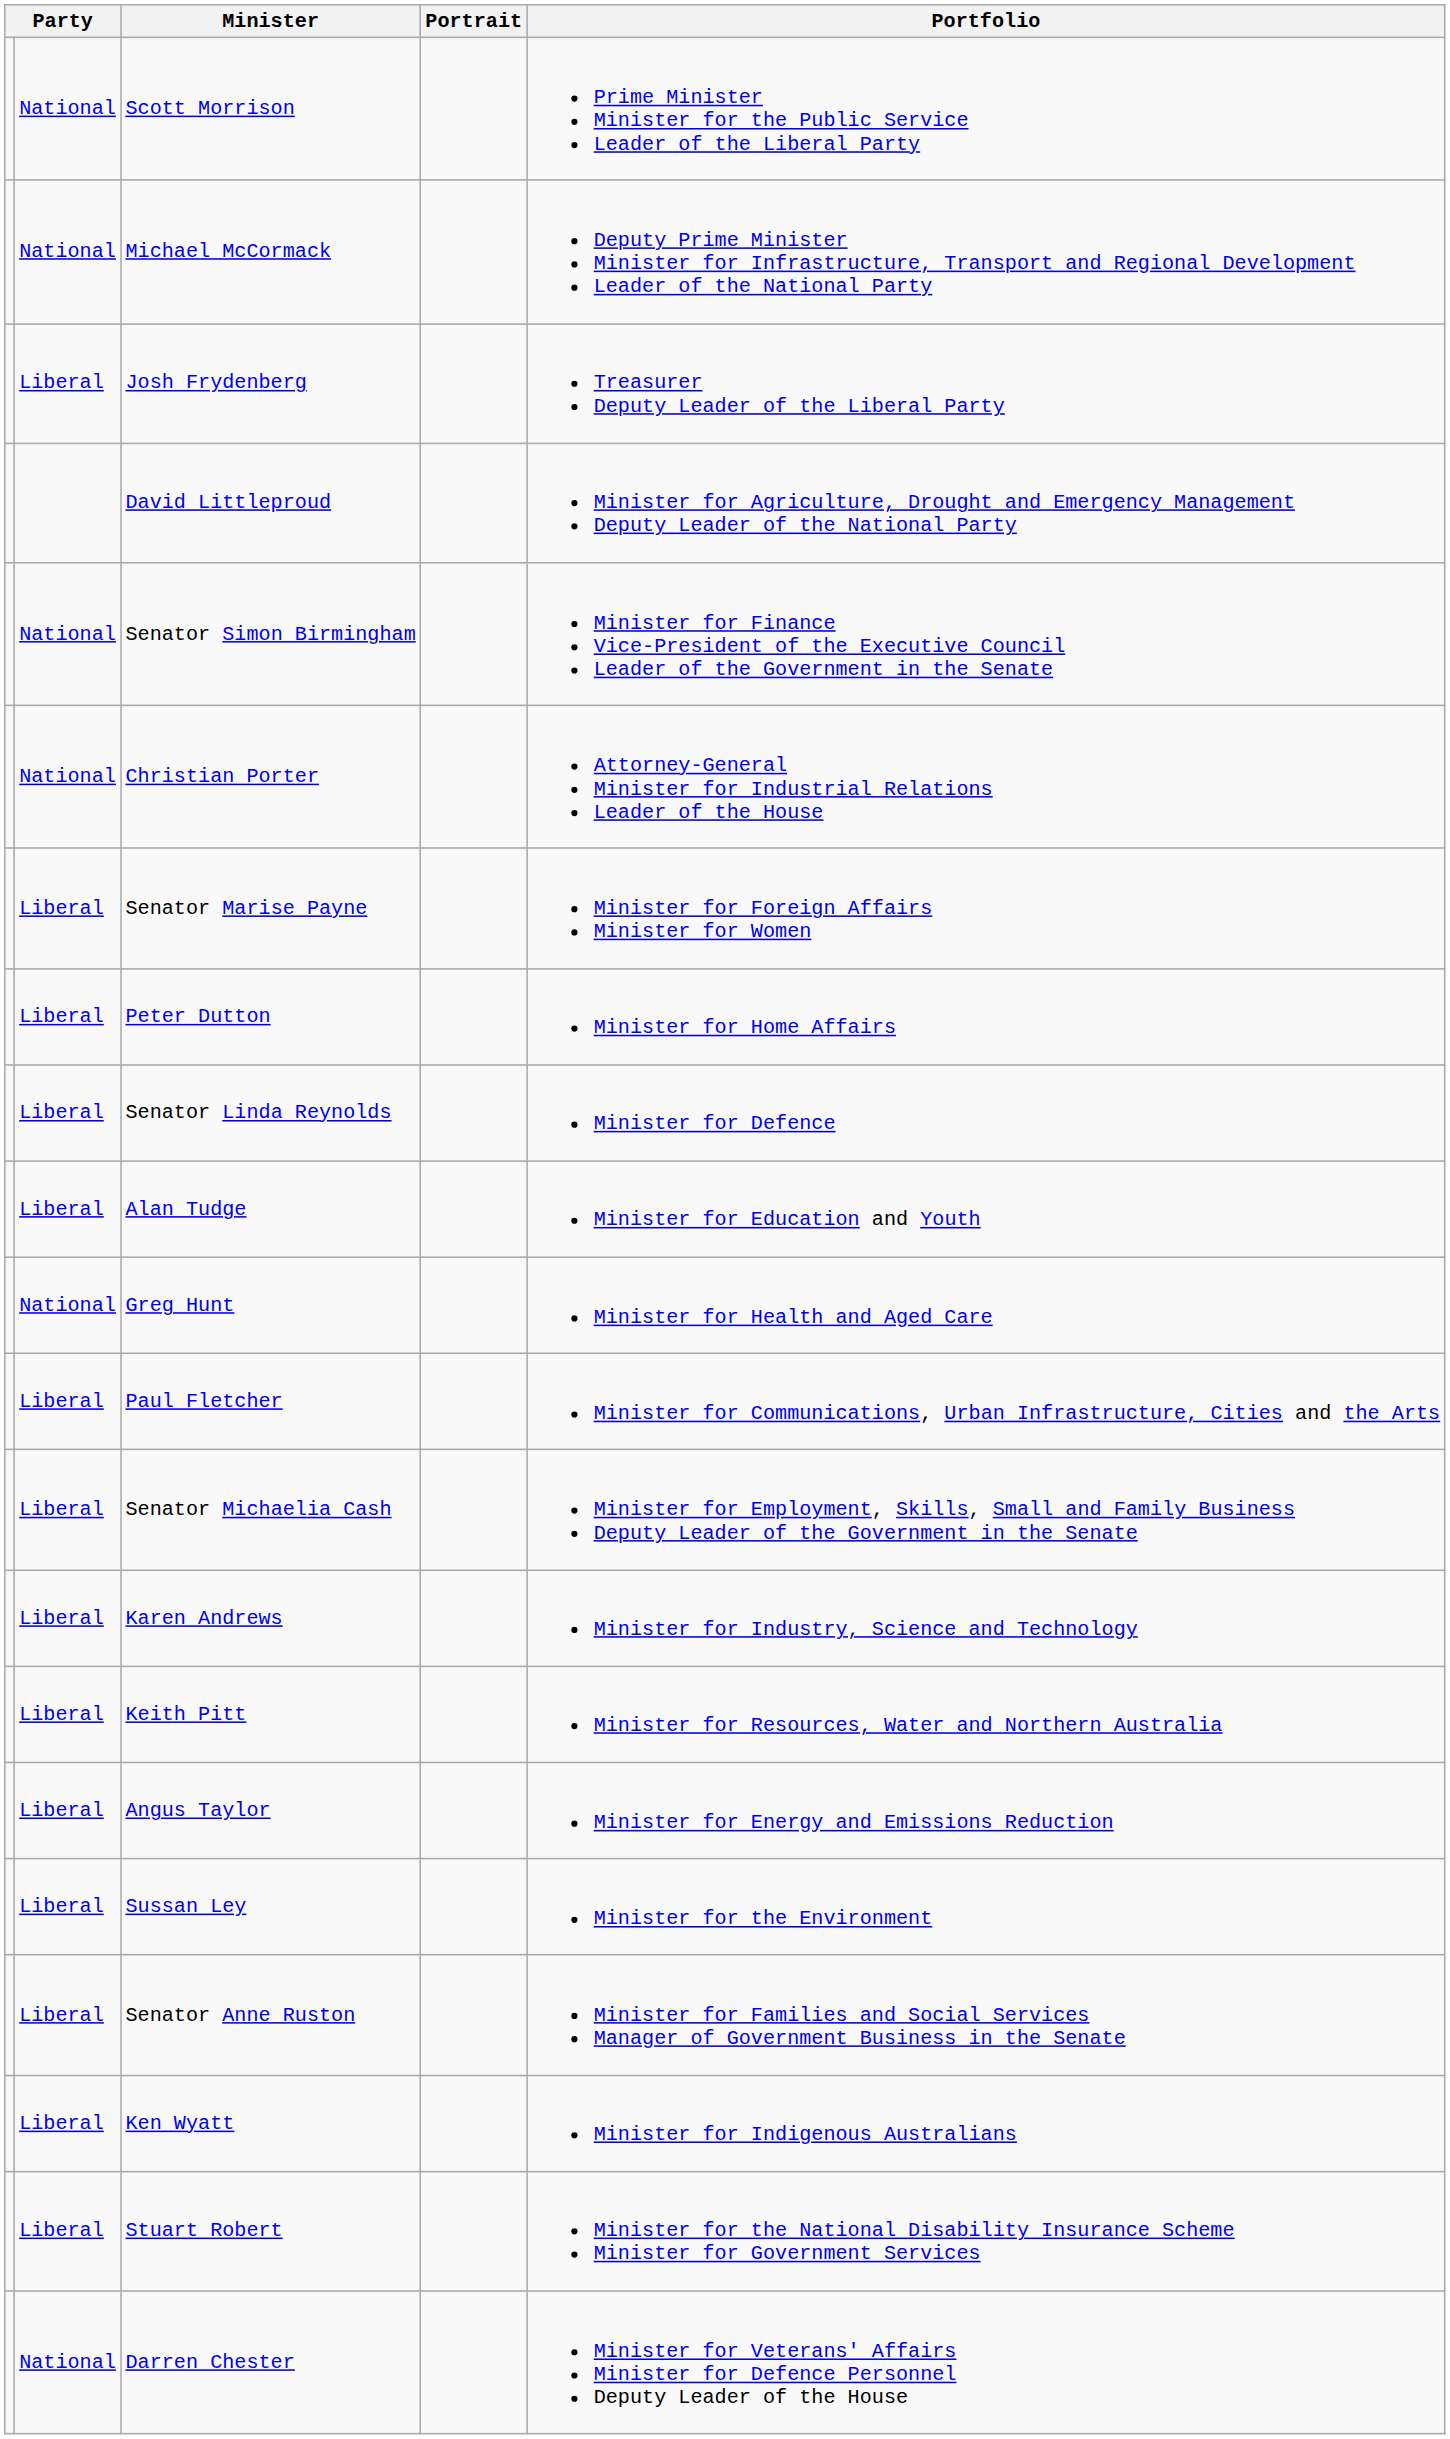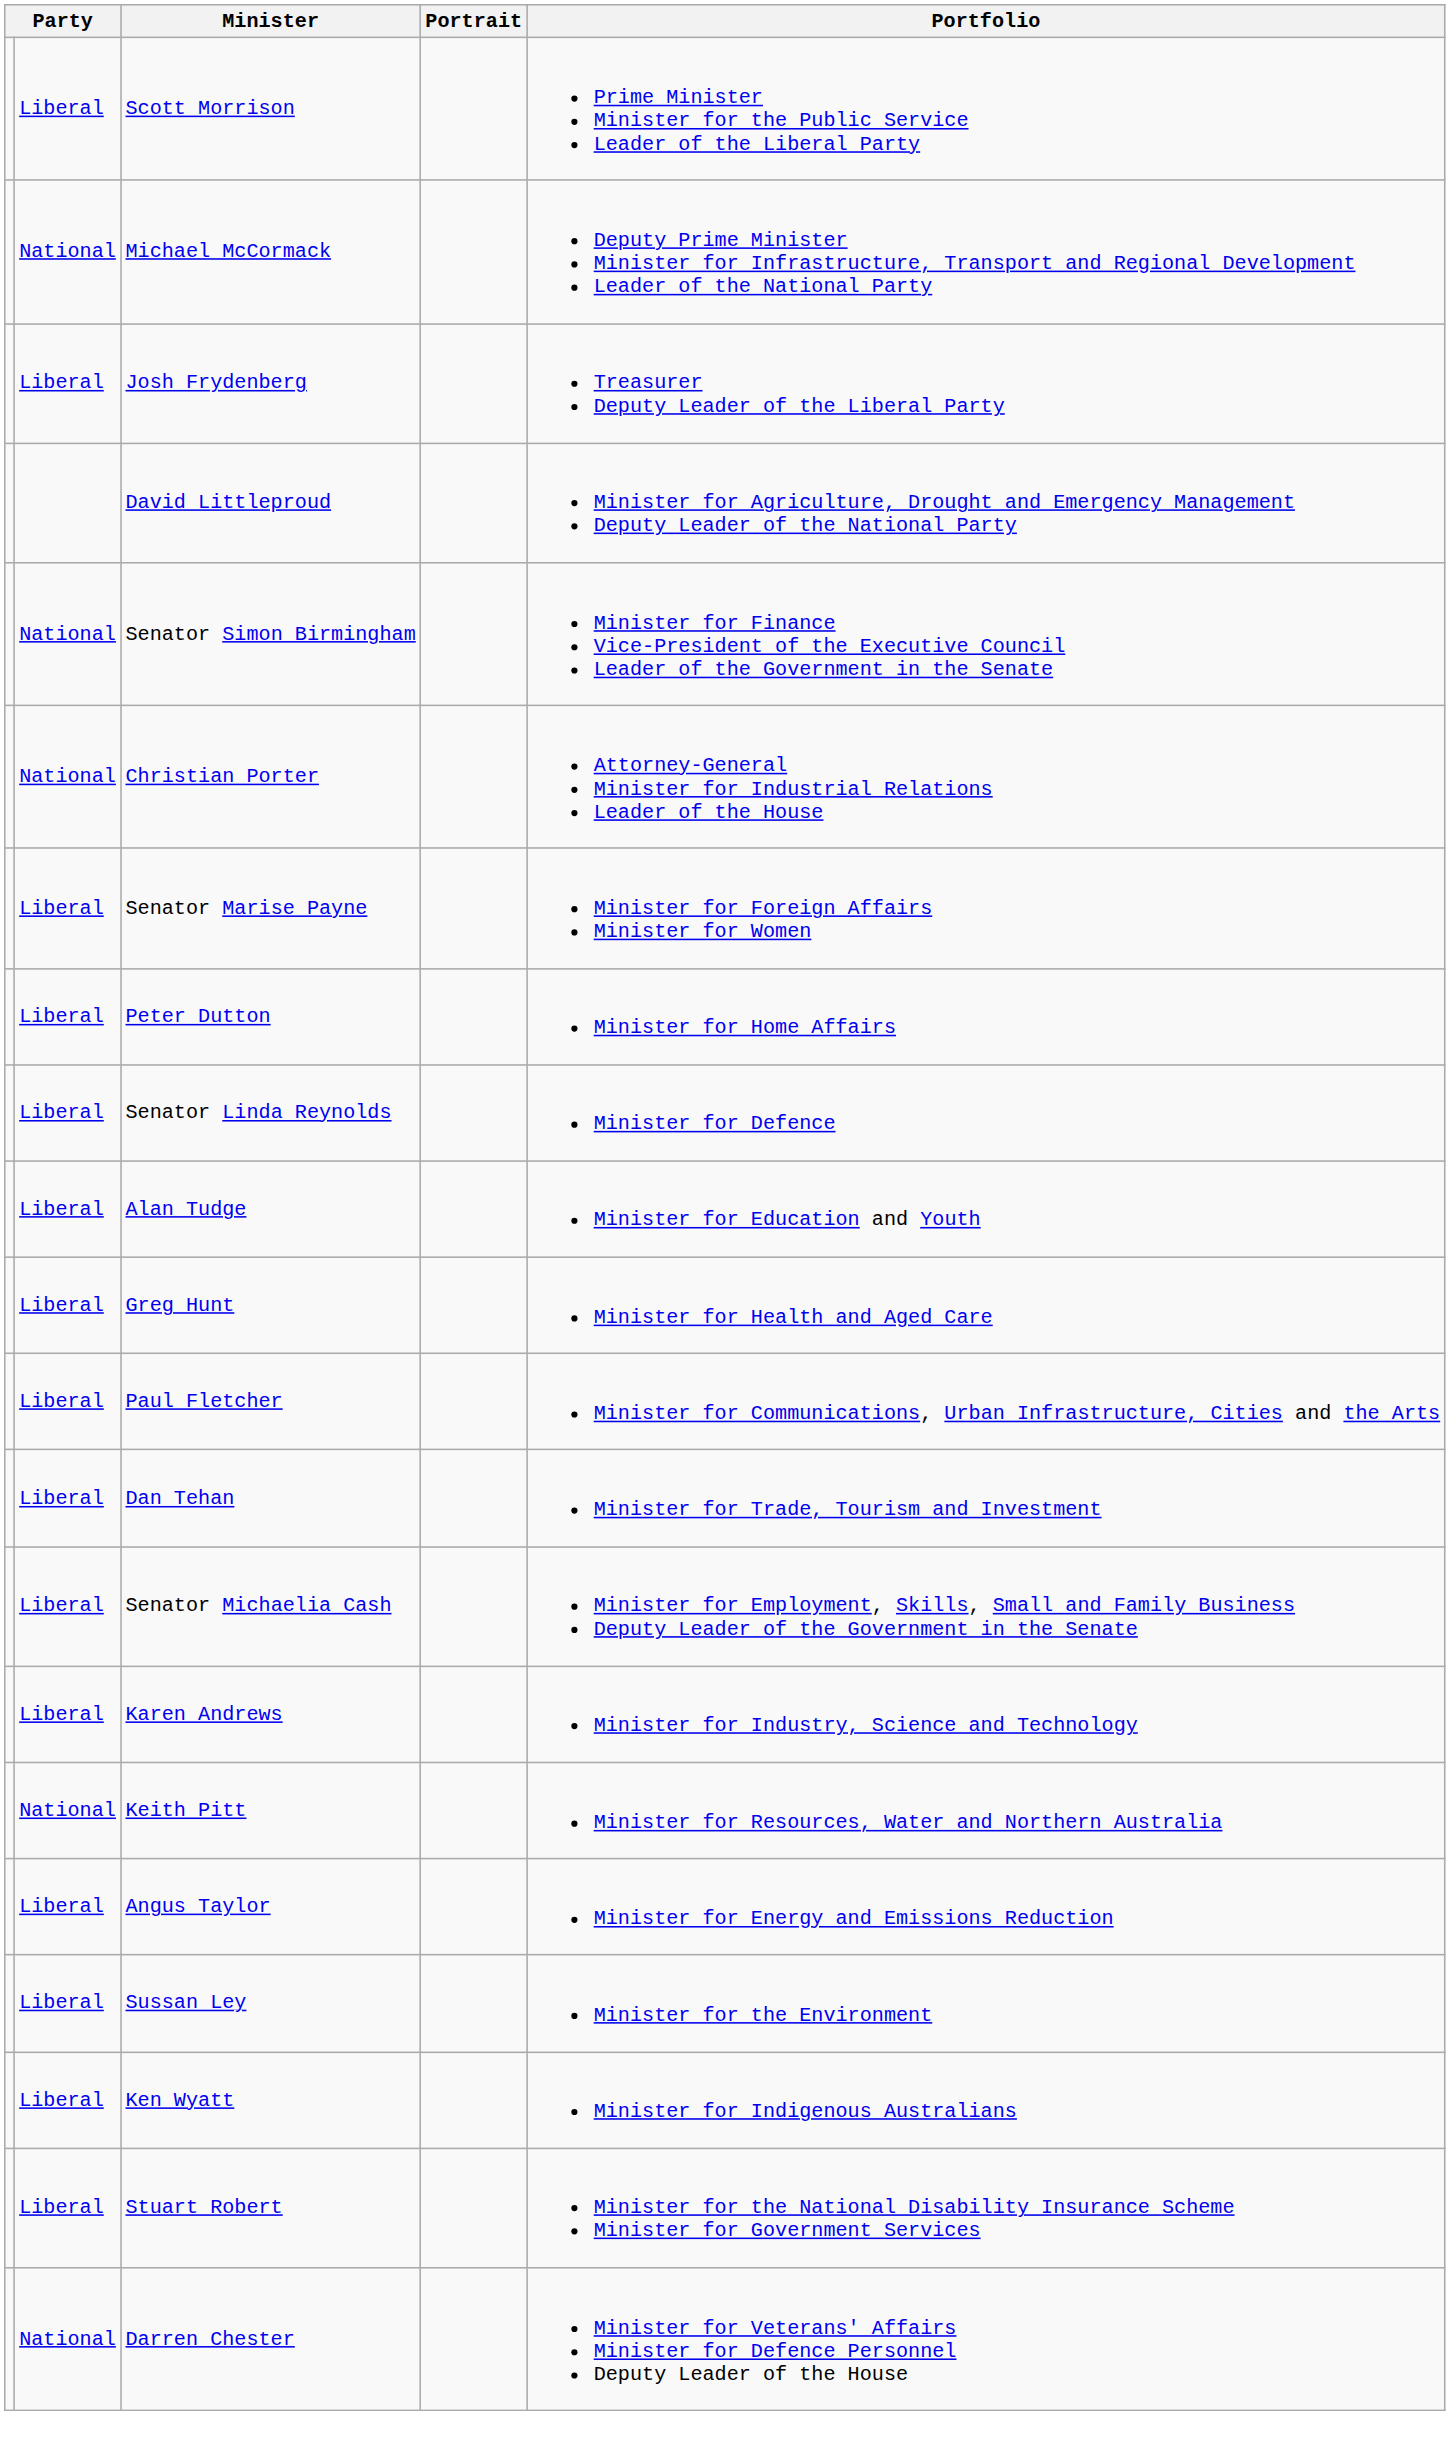(68, 109) National -> (61, 109) Liberal
(68, 1305) National -> (61, 1305) Liberal
+ row: (180, 1498)
(61, 1714) Liberal -> (68, 1811) National
- row: (240, 2015)
